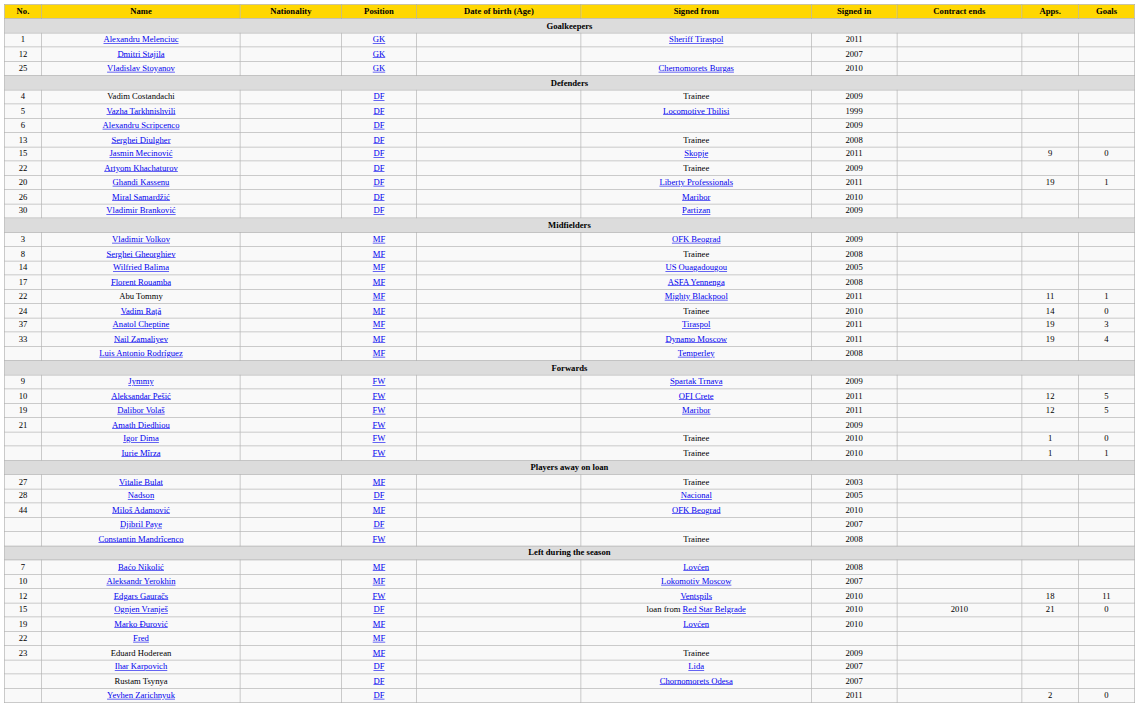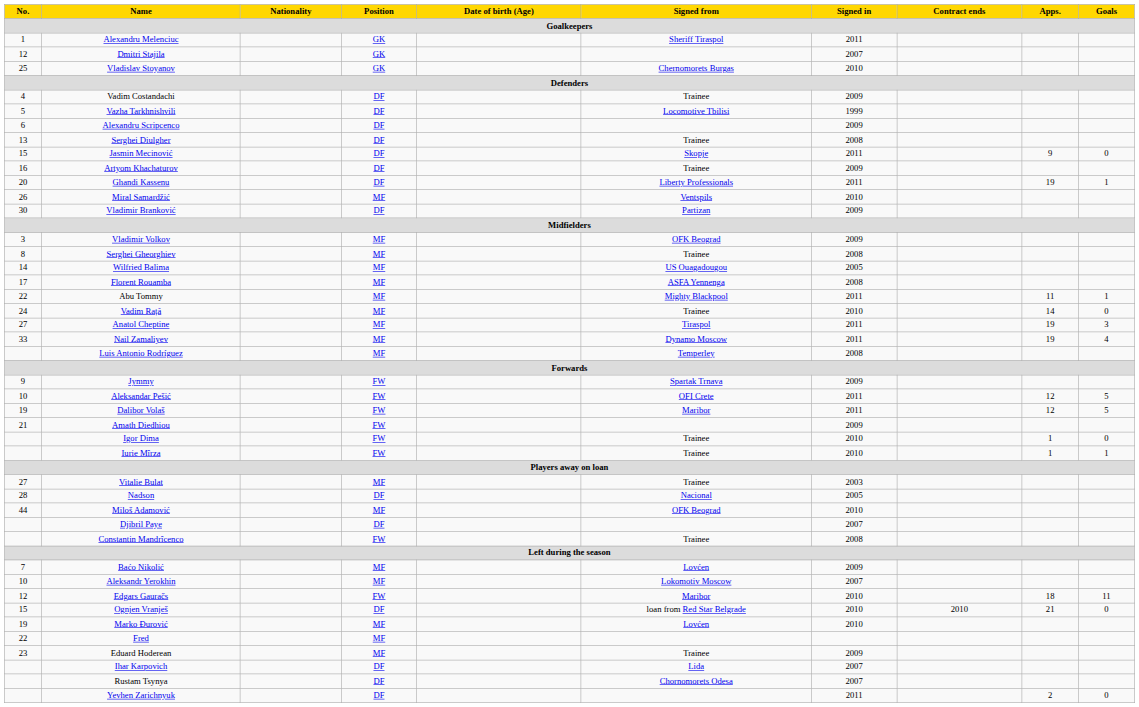(23, 168) 22 -> (23, 168) 16
(379, 197) DF -> (379, 197) MF
(696, 197) Maribor -> (696, 197) Ventspils
(23, 325) 37 -> (23, 325) 27
(854, 567) 2008 -> (854, 567) 2009
(696, 596) Ventspils -> (696, 596) Maribor
